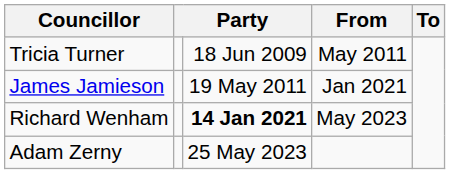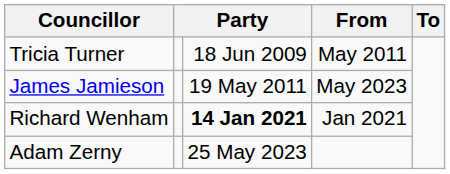(365, 86) Jan 2021 -> (362, 86) May 2023
(362, 119) May 2023 -> (365, 119) Jan 2021
